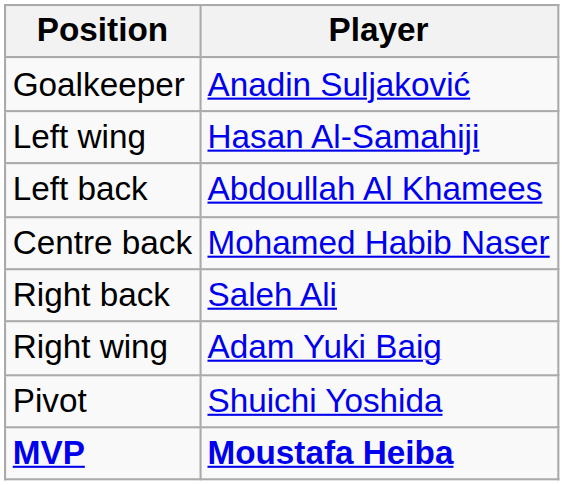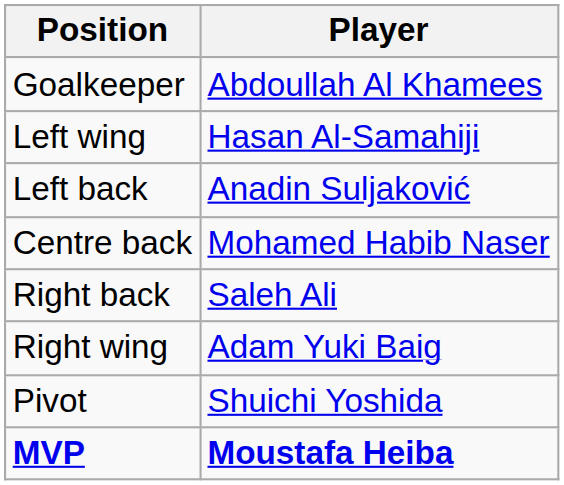(339, 83) Anadin Suljaković -> (375, 83) Abdoullah Al Khamees
(375, 189) Abdoullah Al Khamees -> (339, 189) Anadin Suljaković
